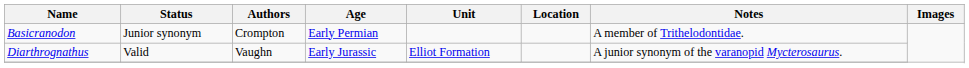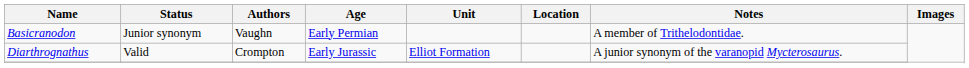(260, 33) Crompton -> (253, 33) Vaughn
(253, 52) Vaughn -> (260, 52) Crompton
